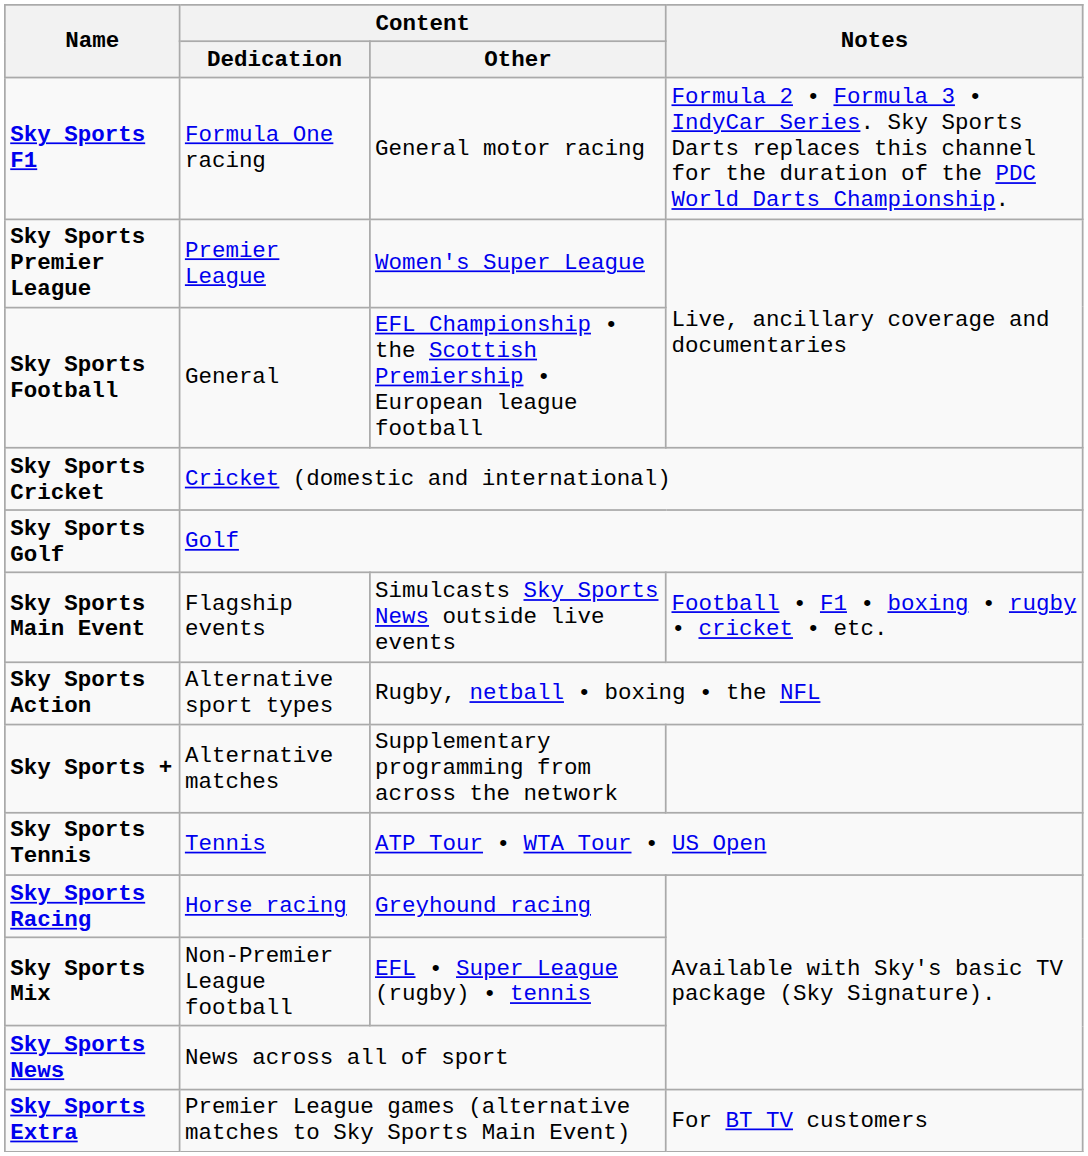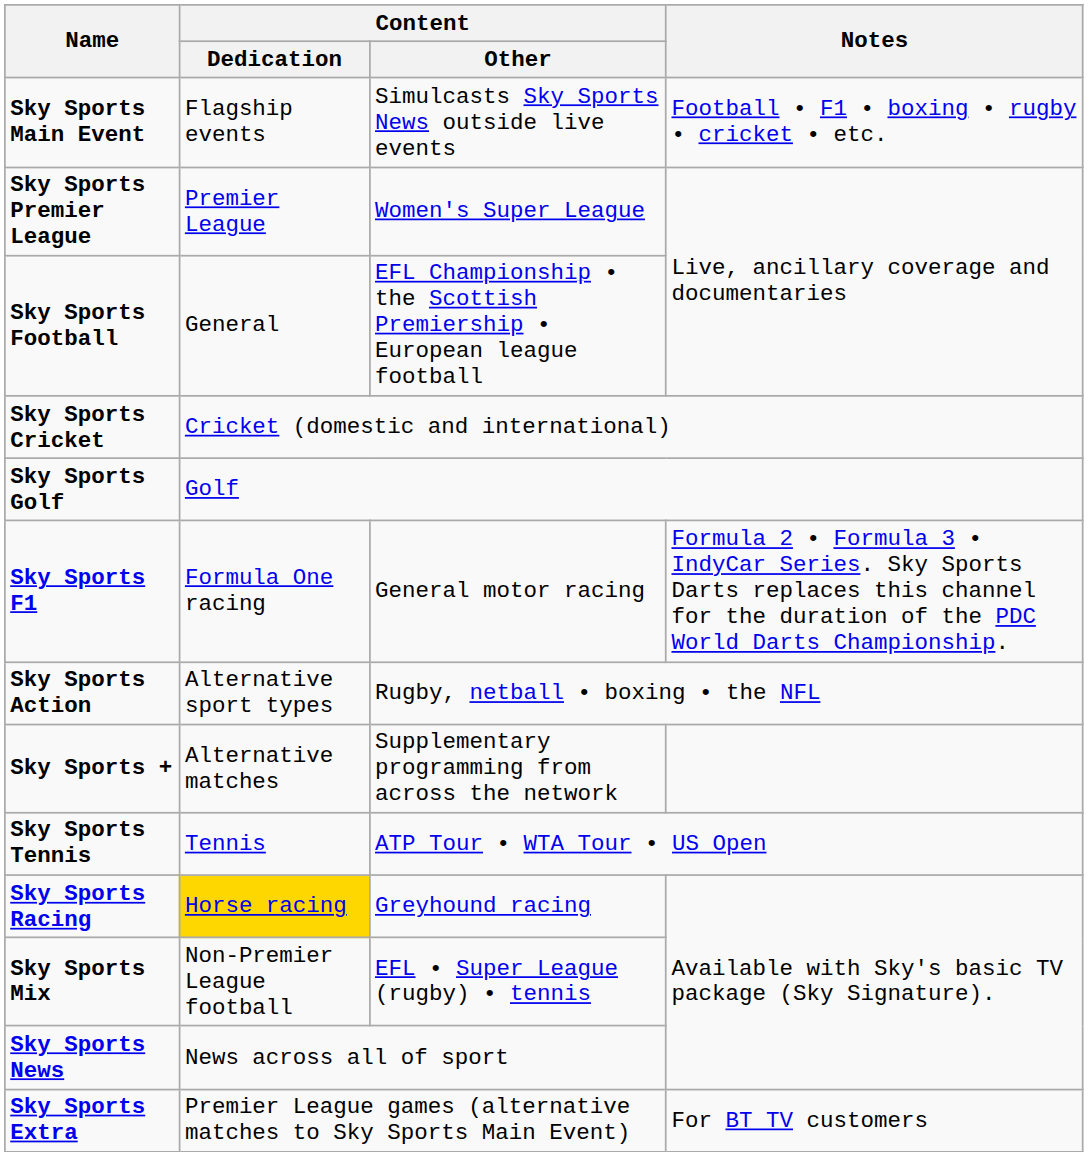rows swapped: (78, 617) <-> (78, 148)
(266, 906) no background -> (266, 906) gold background
